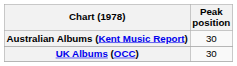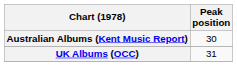(211, 54) 30 -> (211, 54) 31
